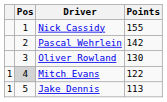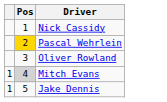- column: (143, 12)
(25, 43) no background -> (25, 43) gold background
